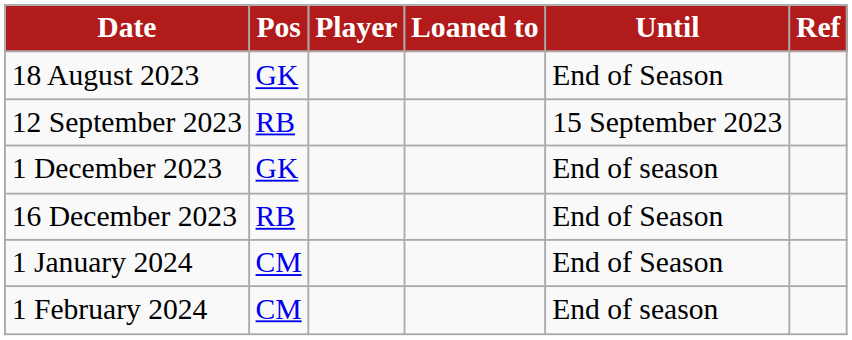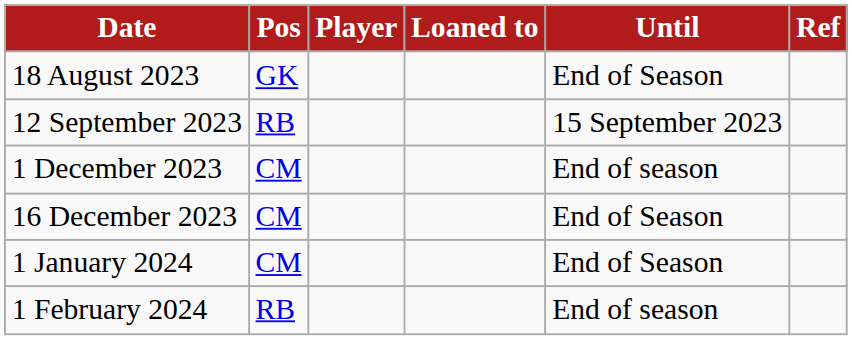(277, 168) GK -> (279, 168) CM
(275, 215) RB -> (279, 215) CM
(279, 309) CM -> (275, 309) RB
